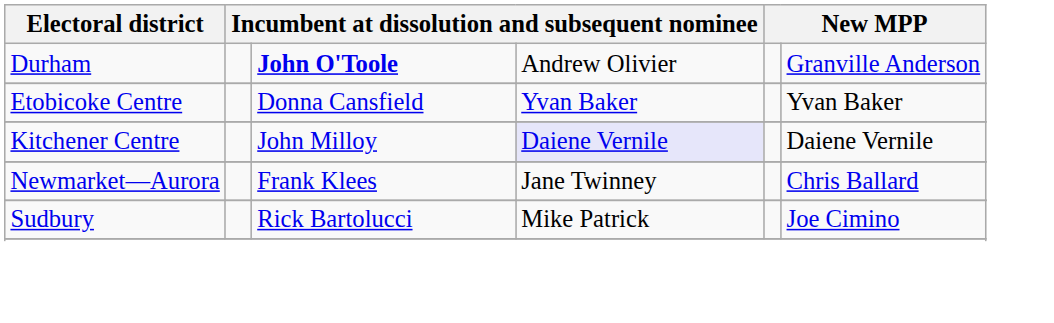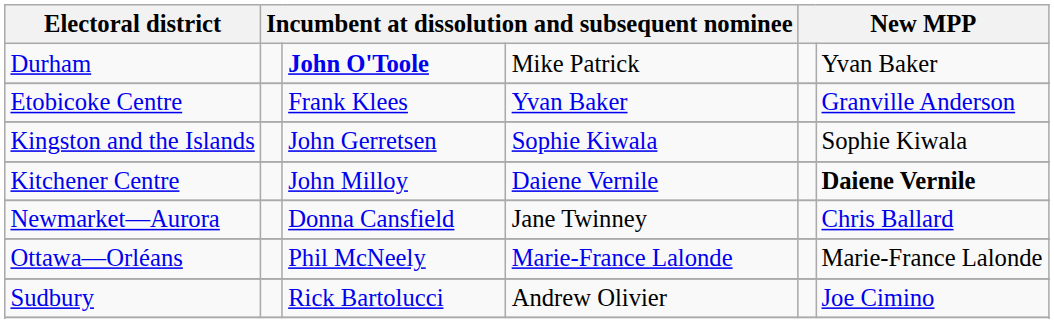(599, 63) Andrew Olivier -> (576, 63) Mike Patrick
(883, 63) Granville Anderson -> (879, 63) Yvan Baker
(340, 102) Donna Cansfield -> (348, 102) Frank Klees
(844, 102) Yvan Baker -> (918, 102) Granville Anderson
+ row: (133, 141)
(595, 141) lavender background -> (585, 180) no background
(860, 141) normal -> (898, 180) bold
(317, 180) Frank Klees -> (371, 219) Donna Cansfield
+ row: (97, 258)
(585, 219) Mike Patrick -> (589, 297) Andrew Olivier
